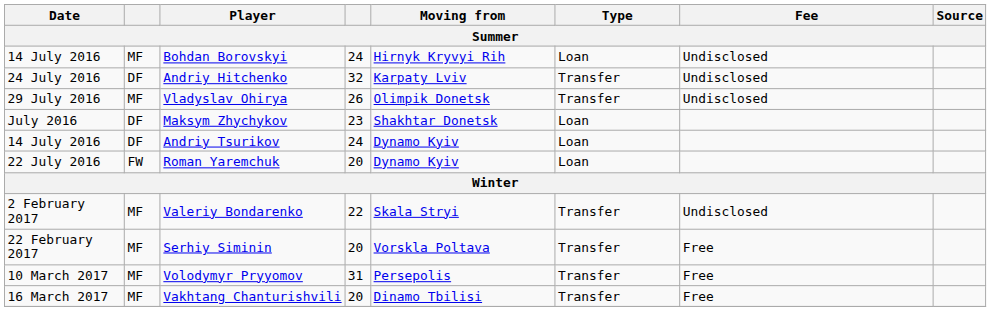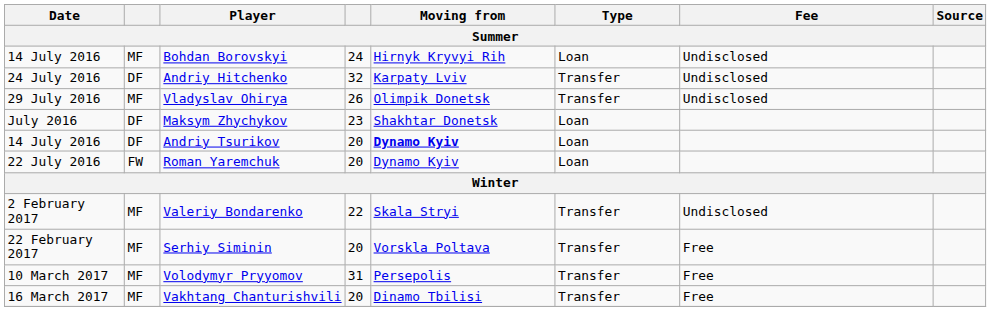(355, 141) 24 -> (355, 141) 20
(416, 141) normal -> (416, 141) bold
